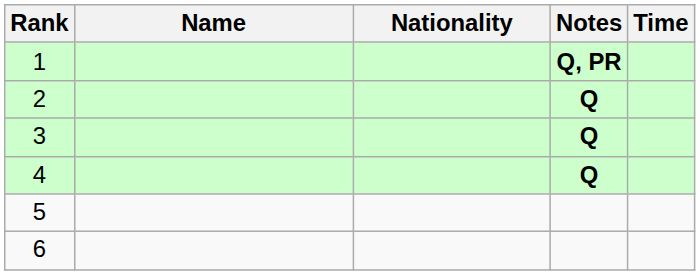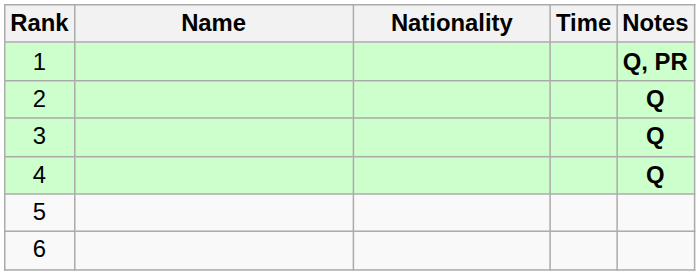columns swapped: (661, 23) <-> (589, 23)
